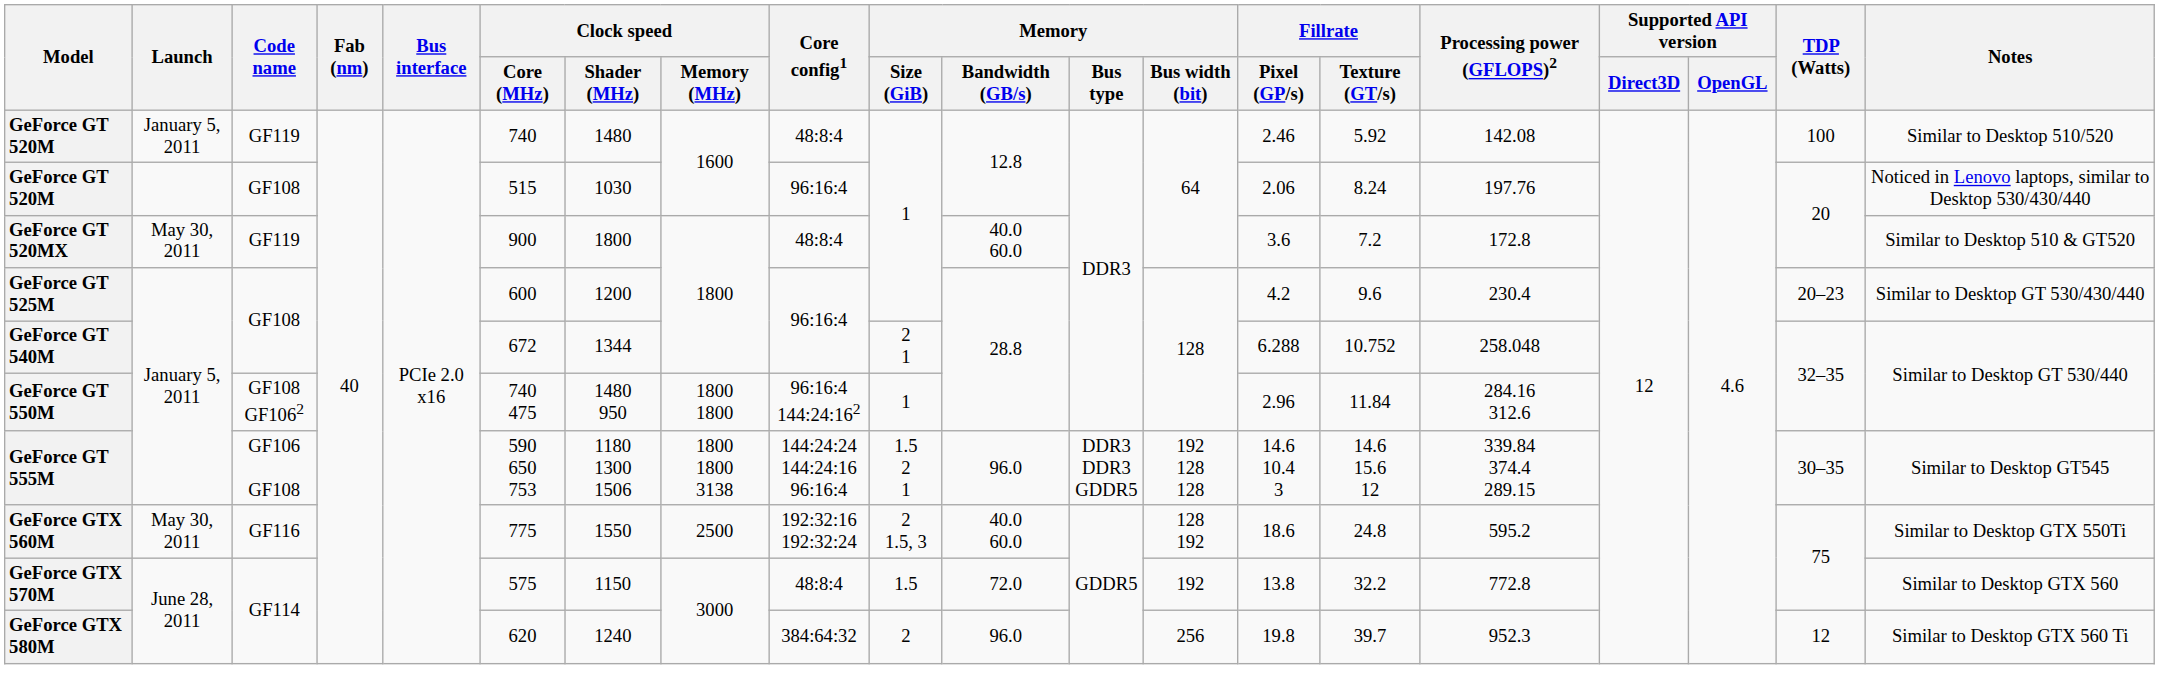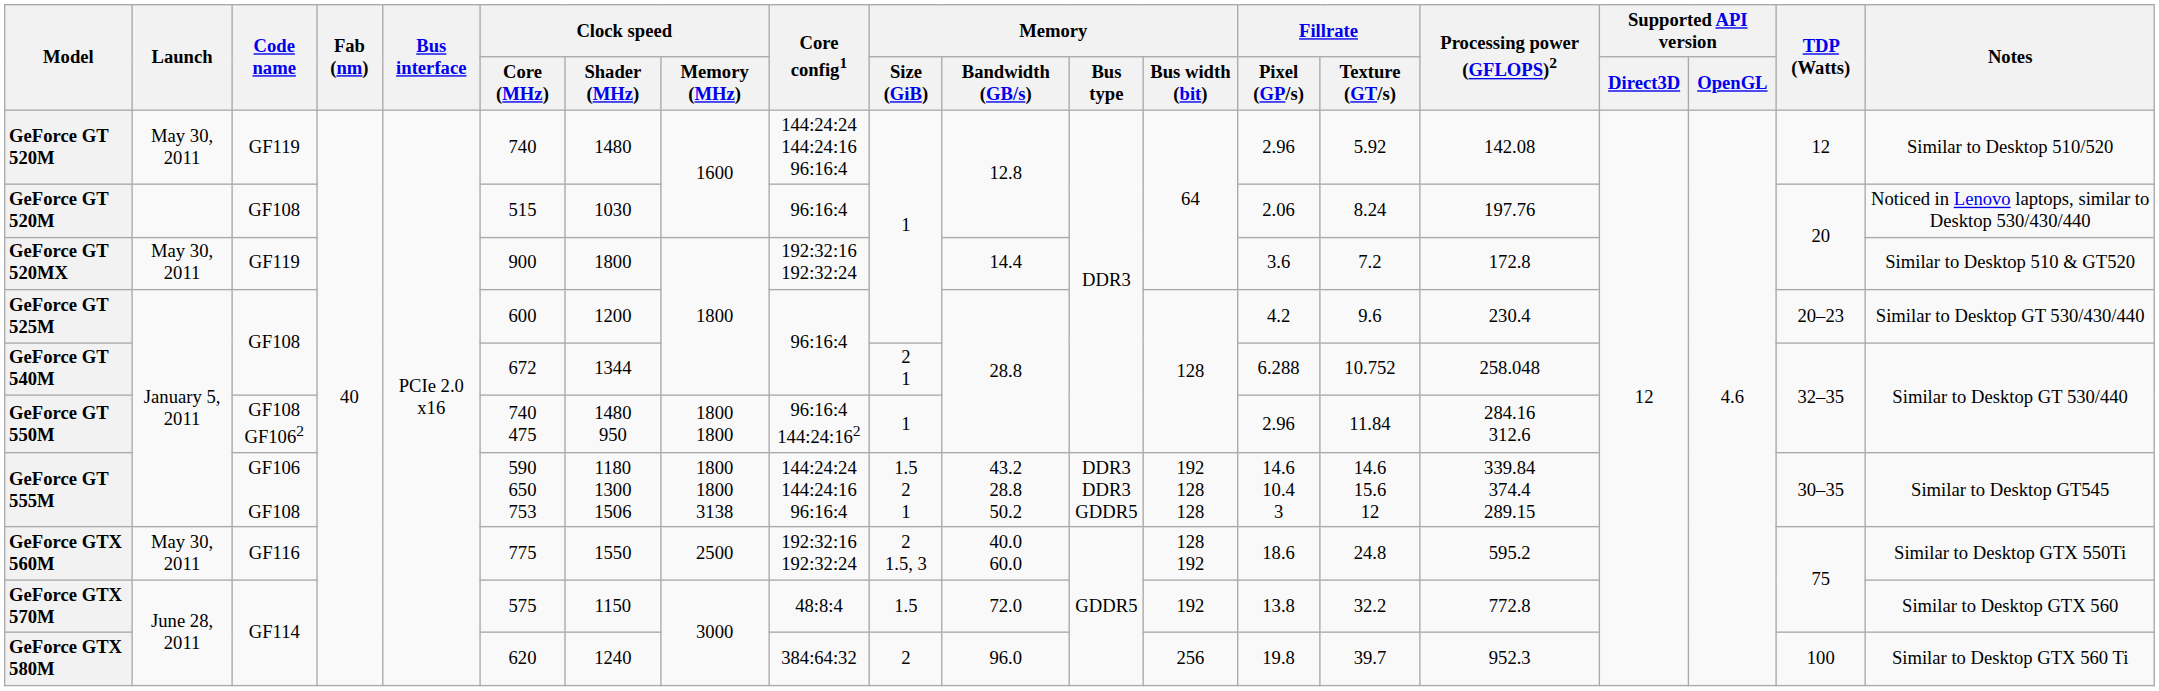(182, 135) January 5, 2011 -> (182, 146) May 30, 2011
(819, 135) 48:8:4 -> (819, 146) 144:24:24 144:24:16 96:16:4
(1279, 135) 2.46 -> (1279, 146) 2.96
(1821, 135) 100 -> (1821, 146) 12
(819, 241) 48:8:4 -> (819, 262) 192:32:16 192:32:24
(1006, 241) 40.0 60.0 -> (1006, 262) 14.4
(1006, 467) 96.0 -> (1006, 489) 43.2 28.8 50.2
(1821, 636) 12 -> (1821, 658) 100
